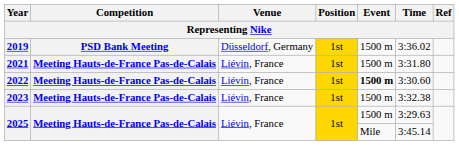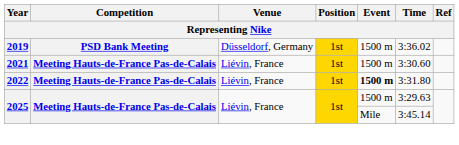(414, 64) 3:31.80 -> (414, 64) 3:30.60
(414, 81) 3:30.60 -> (414, 81) 3:31.80
- row: (18, 98)
